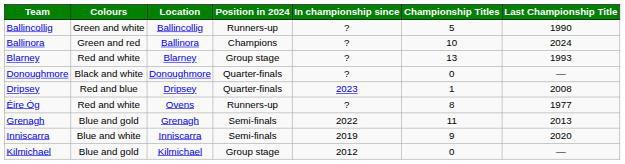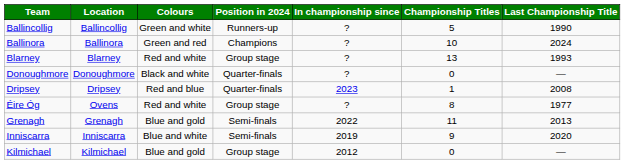columns swapped: (180, 12) <-> (109, 12)
(253, 105) Runners-up -> (253, 105) Group stage
